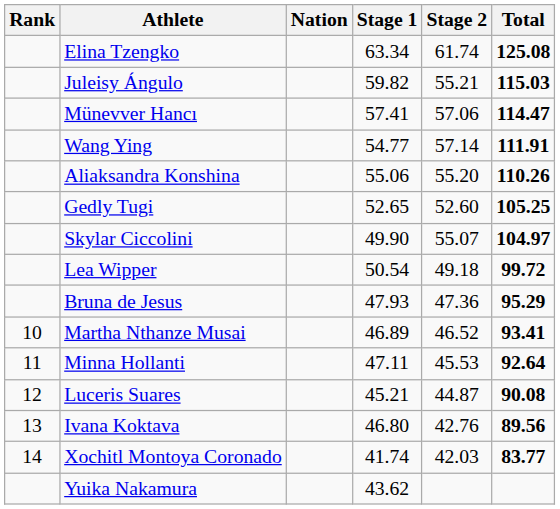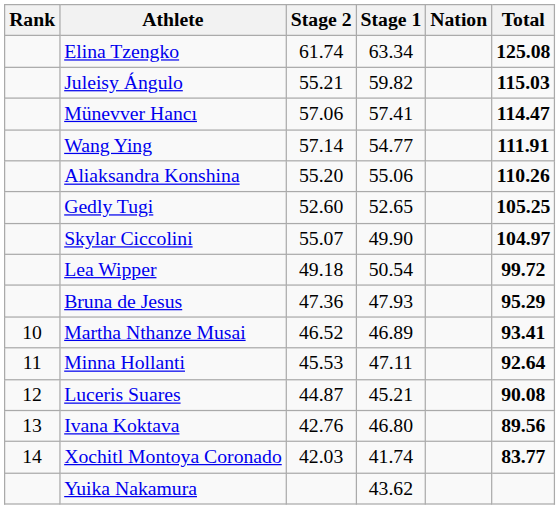columns swapped: (319, 20) <-> (457, 20)
